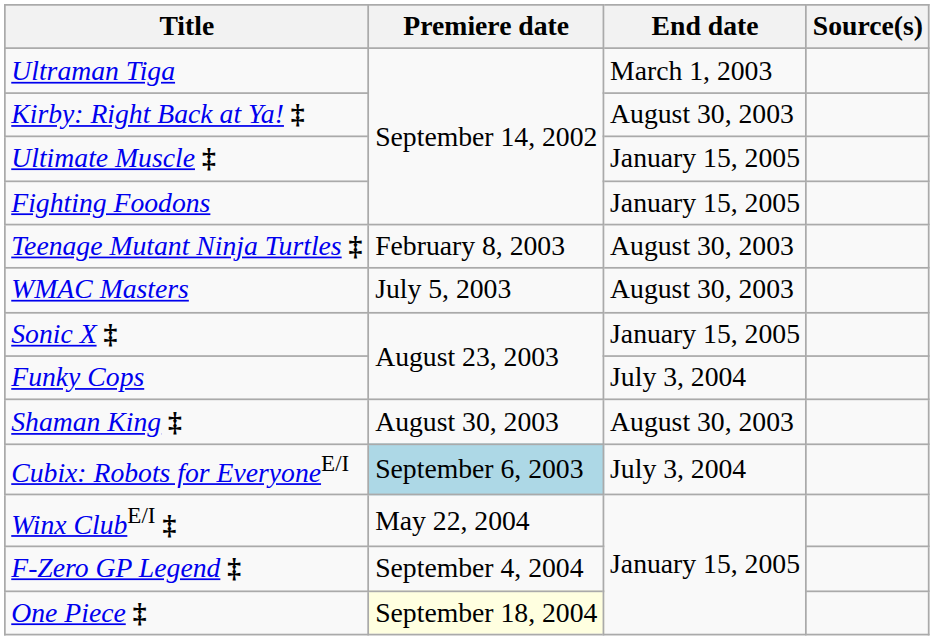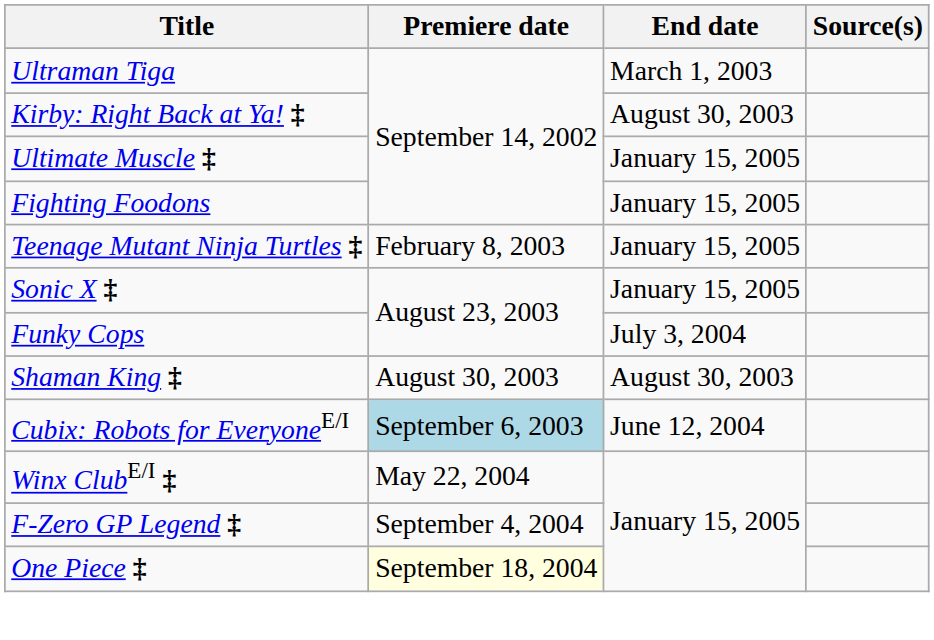(702, 245) August 30, 2003 -> (705, 245) January 15, 2005
- row: (100, 289)
(678, 469) July 3, 2004 -> (687, 425) June 12, 2004
